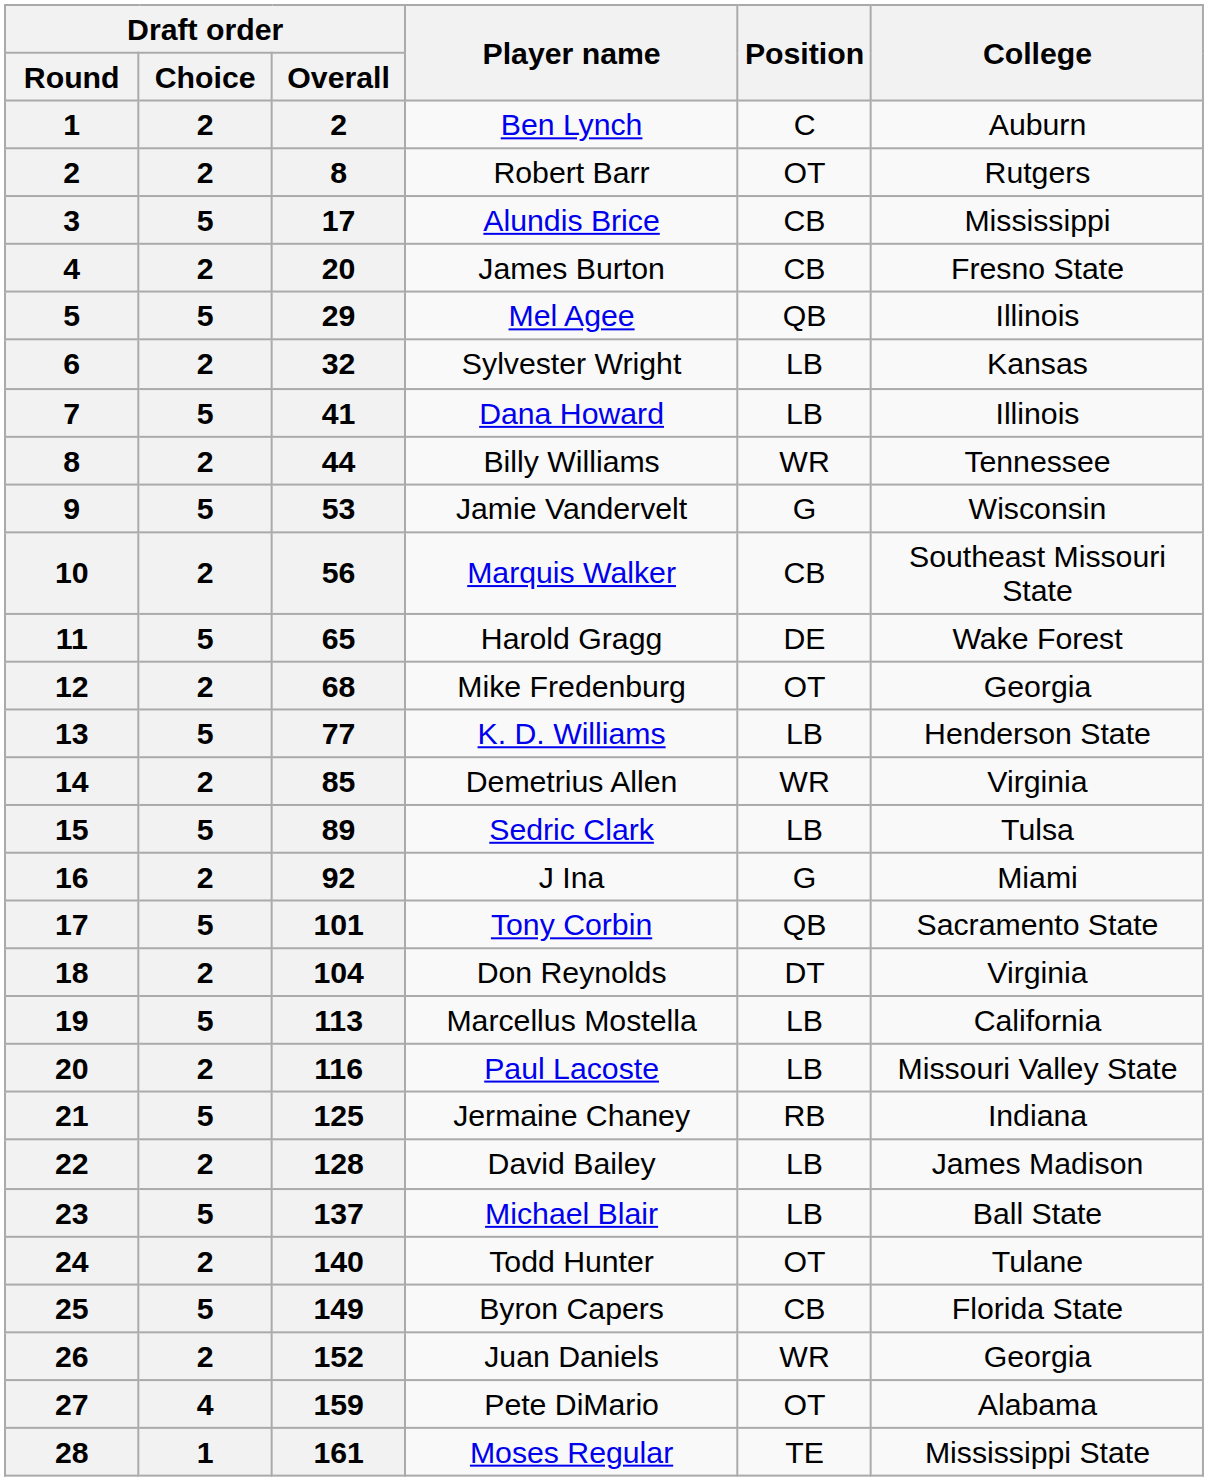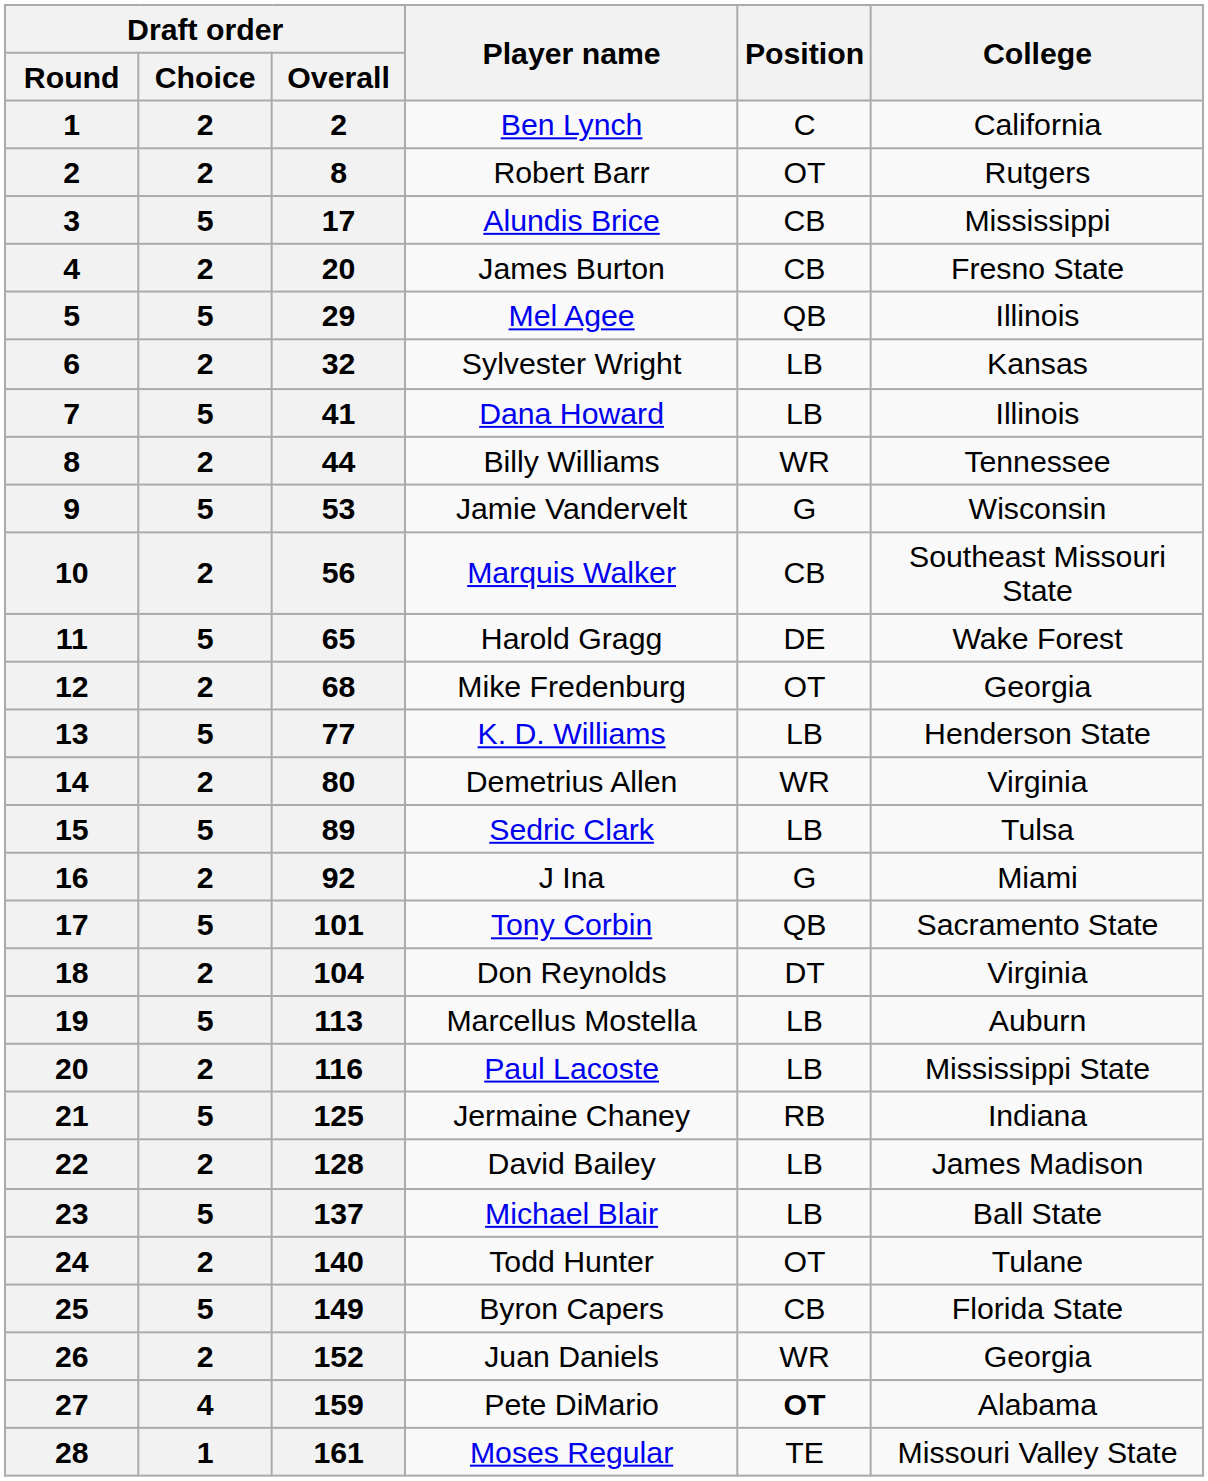(1037, 125) Auburn -> (1037, 125) California
(339, 781) 85 -> (339, 781) 80
(1037, 1021) California -> (1037, 1021) Auburn
(1037, 1069) Missouri Valley State -> (1037, 1069) Mississippi State
(805, 1404) normal -> (805, 1404) bold
(1037, 1452) Mississippi State -> (1037, 1452) Missouri Valley State
